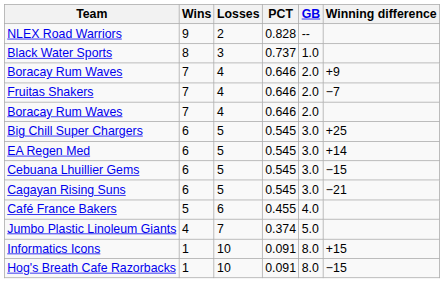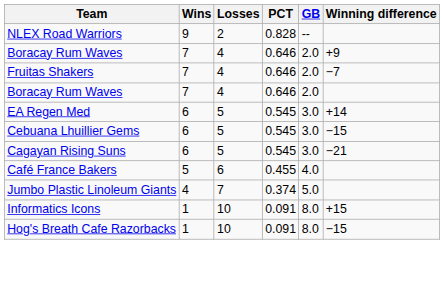- row: (60, 53)
- row: (75, 131)
